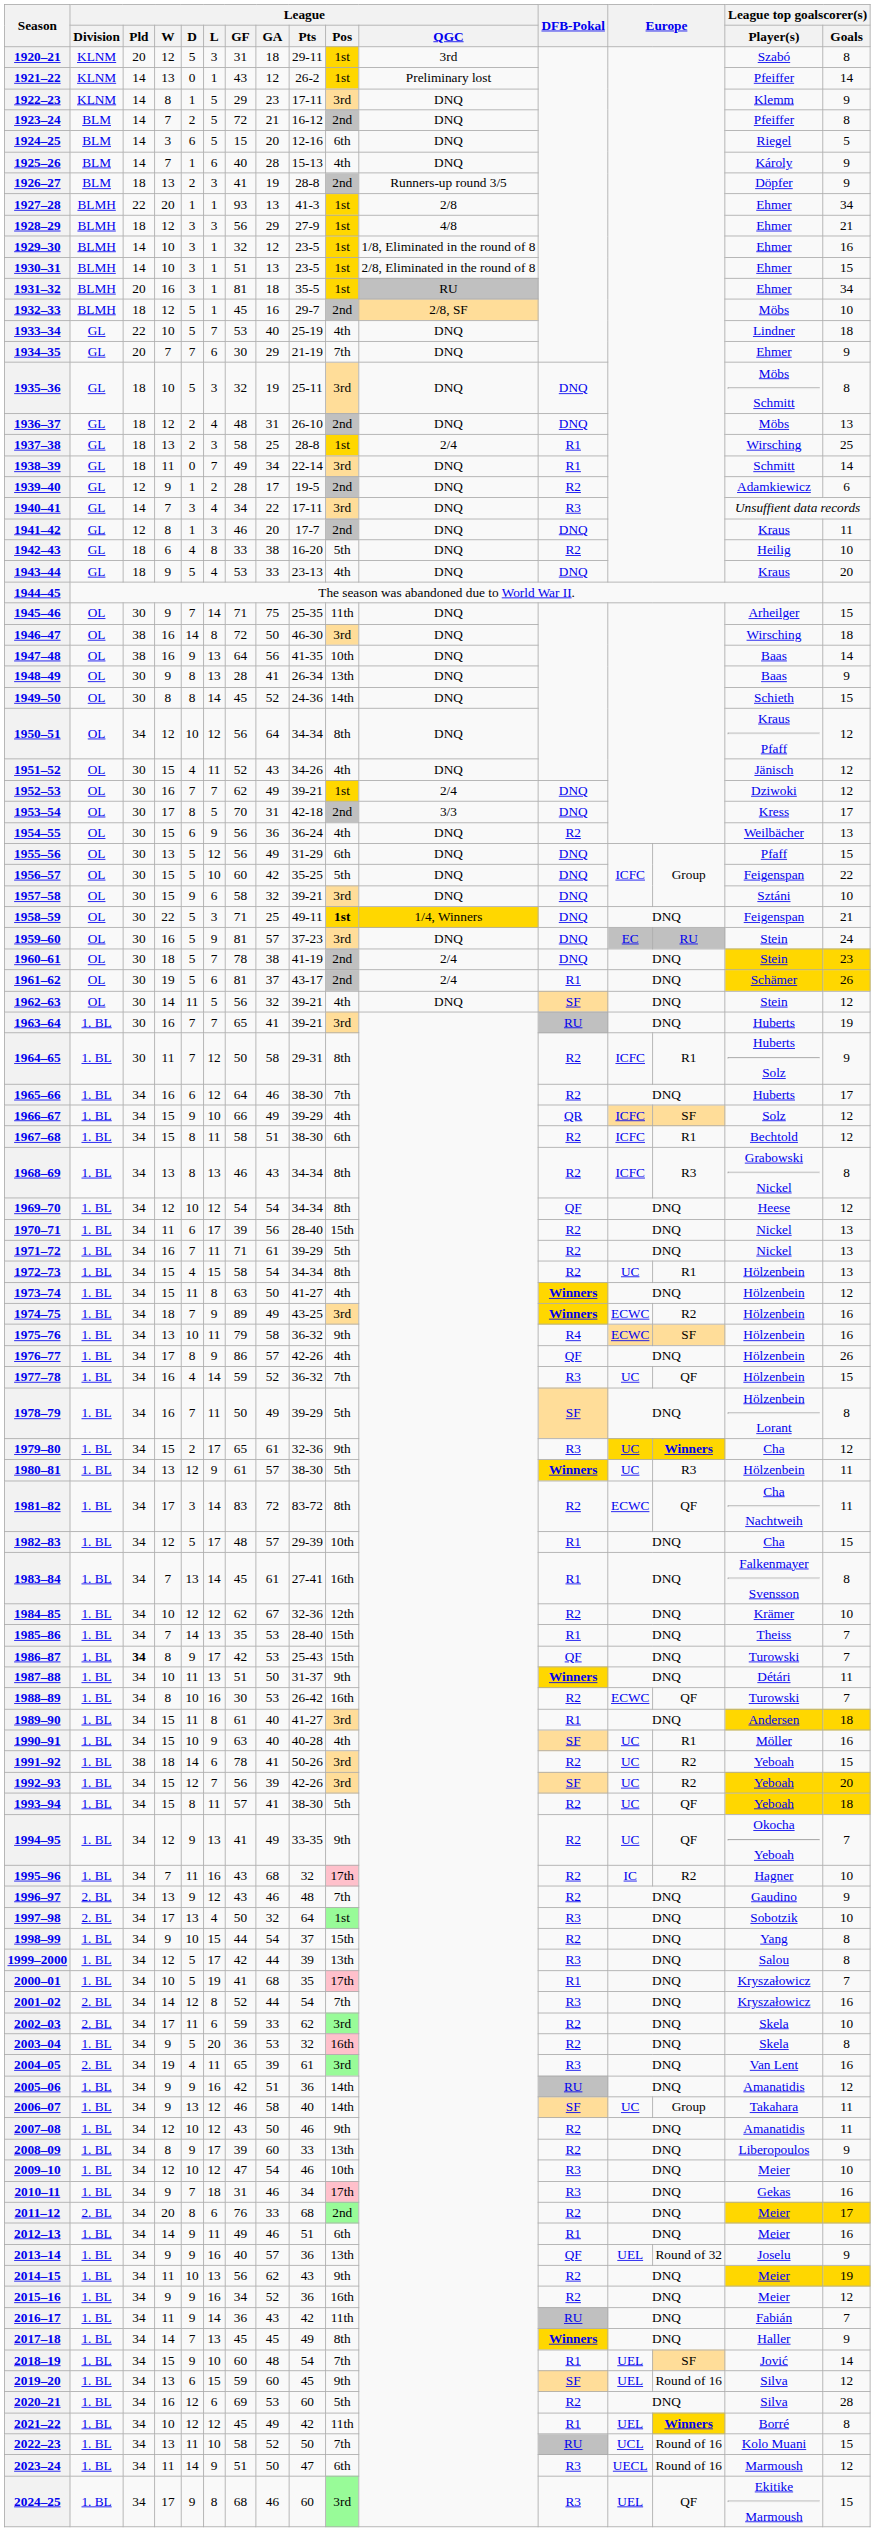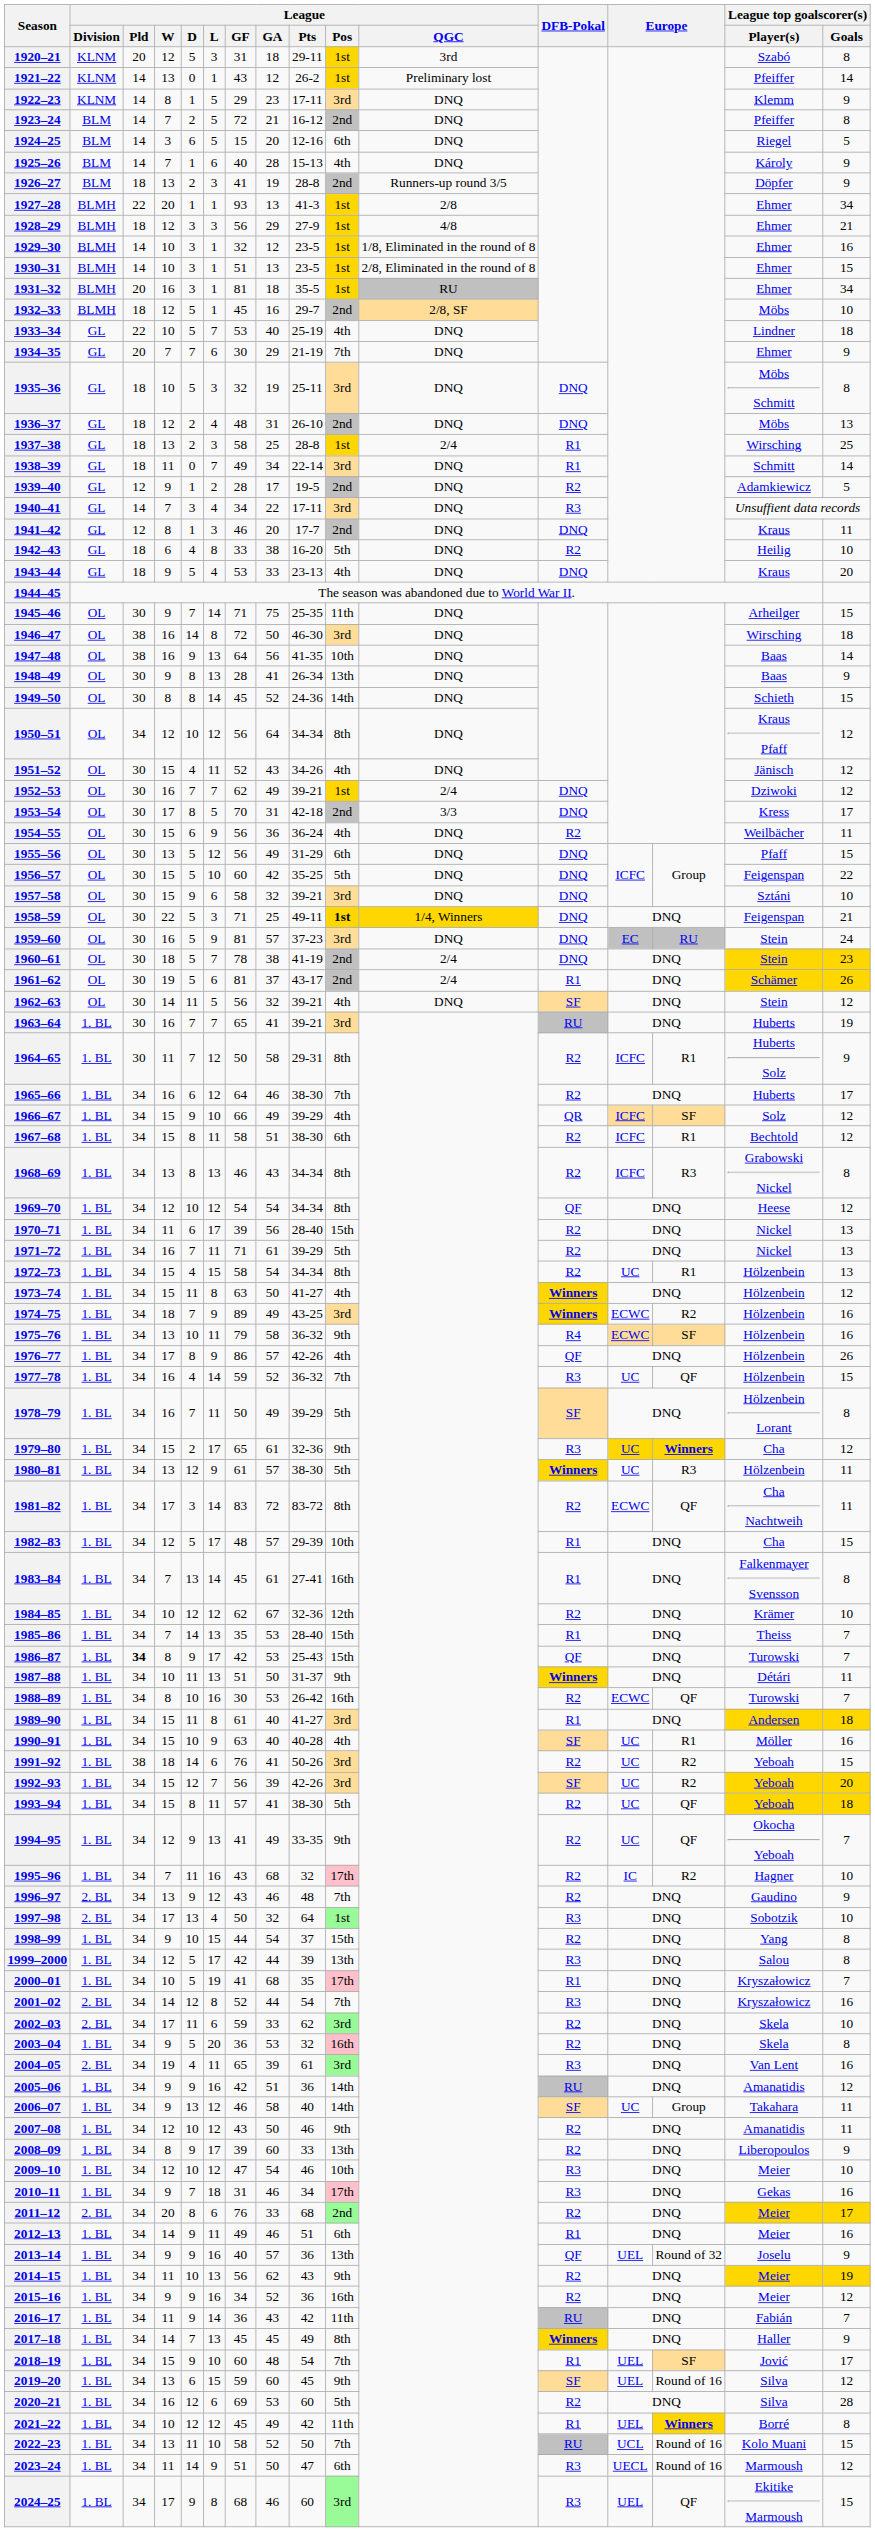(847, 487) 6 -> (847, 487) 5
(847, 832) 13 -> (847, 832) 11
(240, 1761) 78 -> (240, 1761) 76
(847, 2360) 14 -> (847, 2360) 17
